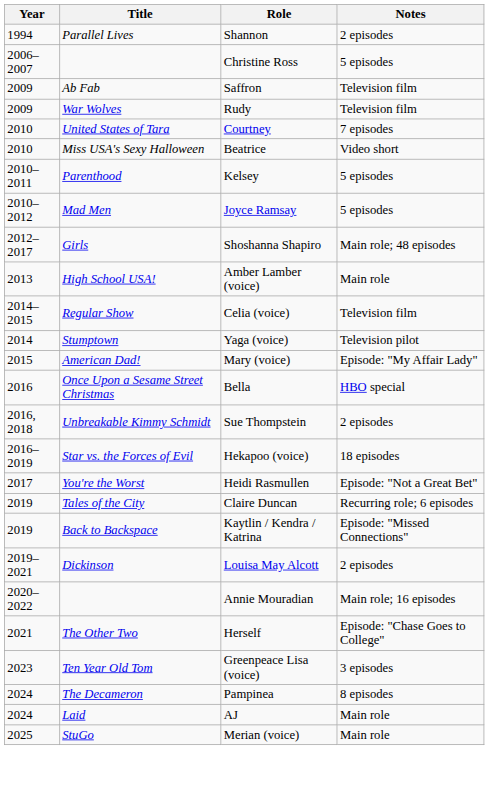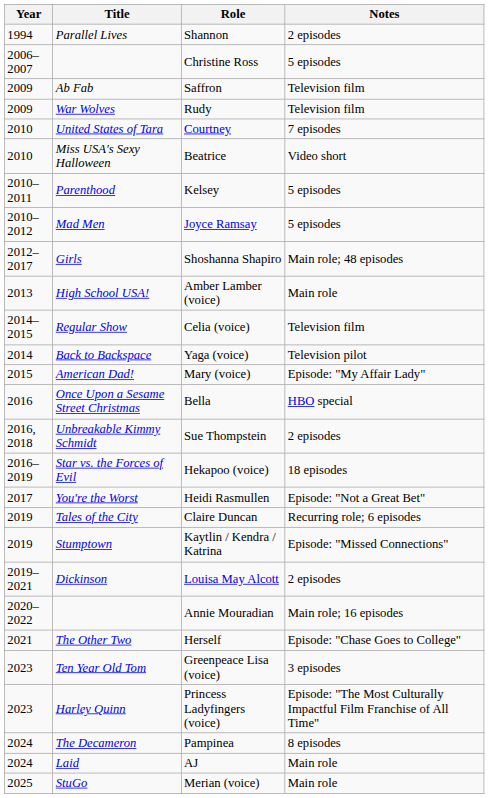(90, 340) Stumptown -> (104, 354) Back to Backspace
(110, 530) Back to Backspace -> (84, 544) Stumptown
+ row: (215, 708)
